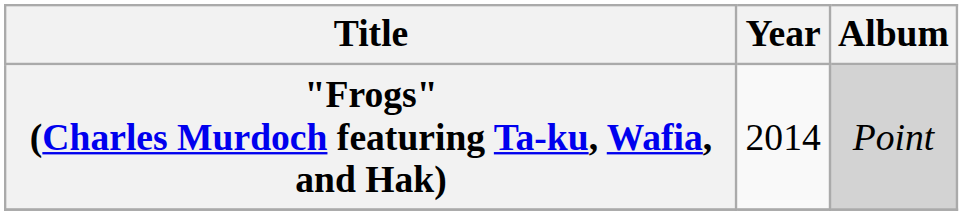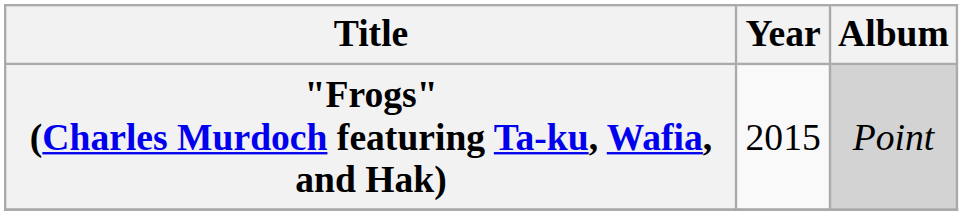(783, 136) 2014 -> (783, 136) 2015
